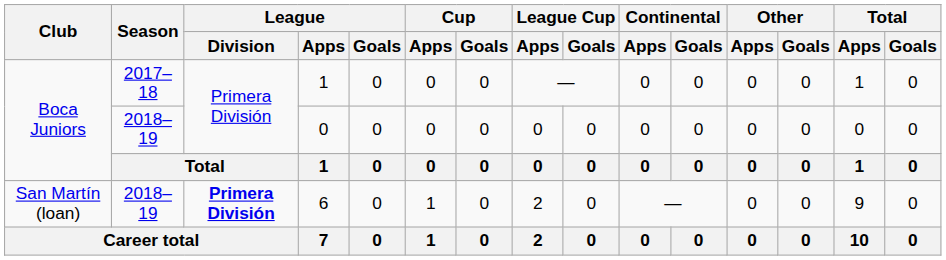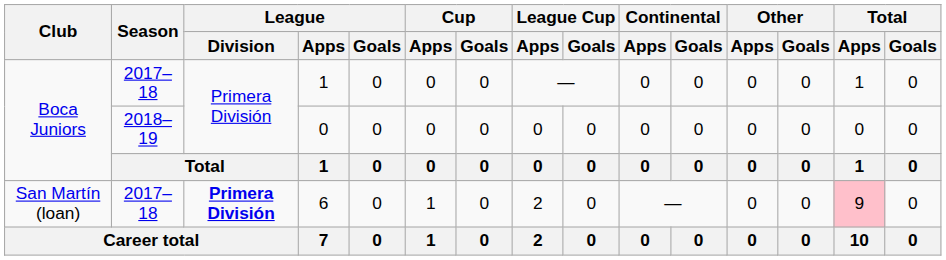(148, 203) 2018–19 -> (148, 203) 2017–18
(859, 203) no background -> (859, 203) pink background
